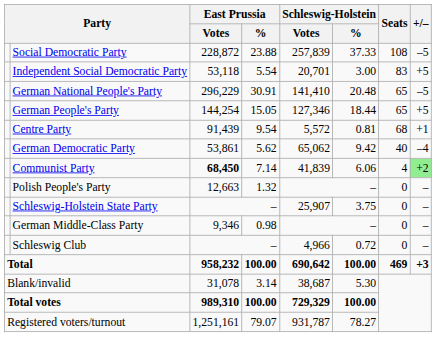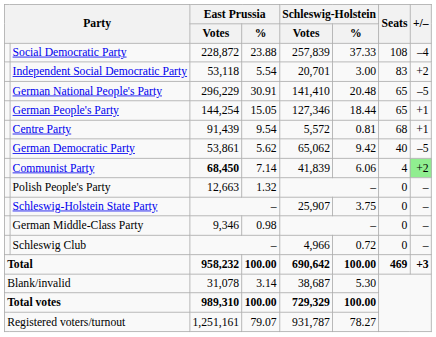(423, 52) –5 -> (423, 52) –4
(422, 72) +5 -> (422, 72) +2
(422, 110) +5 -> (422, 110) +1
(423, 149) –4 -> (423, 149) –5
